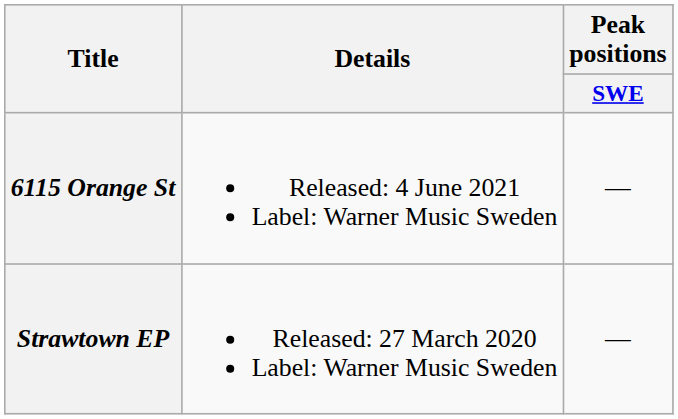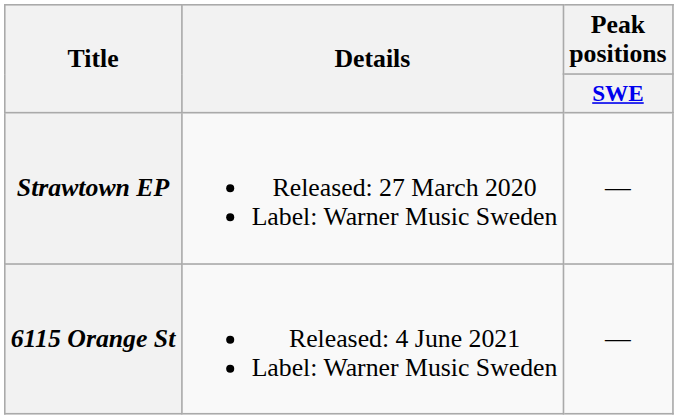rows swapped: (93, 338) <-> (93, 187)
